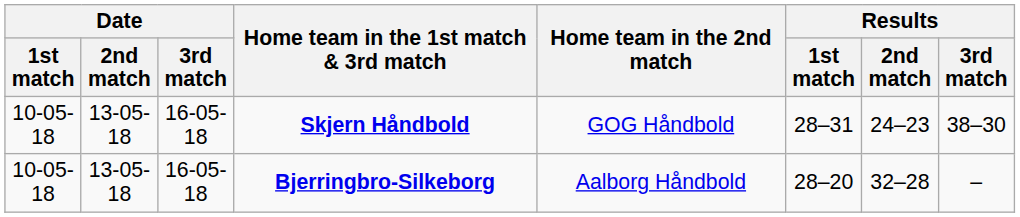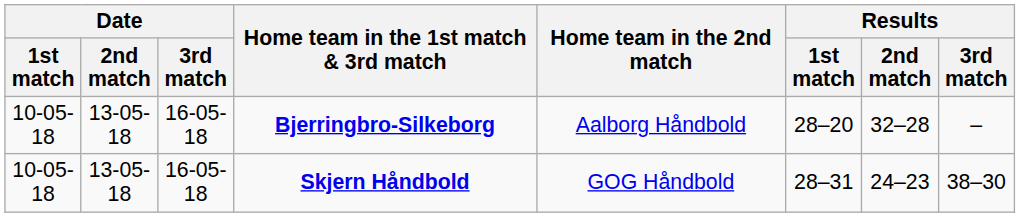rows swapped: (385, 124) <-> (385, 182)
